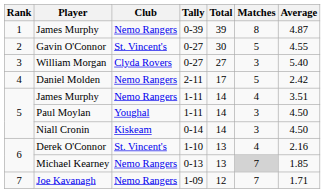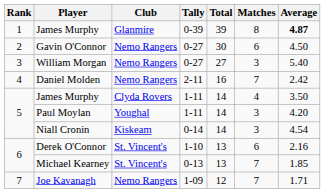(146, 29) Nemo Rangers -> (134, 29) Glanmire
(299, 29) normal -> (299, 29) bold
(141, 46) St. Vincent's -> (146, 46) Nemo Rangers
(256, 46) 5 -> (256, 46) 6
(299, 46) 4.55 -> (299, 46) 4.50
(143, 63) Clyda Rovers -> (146, 63) Nemo Rangers
(221, 79) 17 -> (221, 79) 16
(256, 79) 5 -> (256, 79) 7
(146, 96) Nemo Rangers -> (143, 96) Clyda Rovers
(299, 96) 3.51 -> (299, 96) 3.50
(299, 113) 4.50 -> (299, 113) 4.20
(299, 130) 4.50 -> (299, 130) 4.54
(256, 146) 4 -> (256, 146) 6
(146, 163) Nemo Rangers -> (141, 163) St. Vincent's
(256, 163) lightgrey background -> (256, 163) no background
